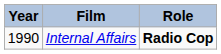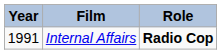(23, 38) 1990 -> (23, 38) 1991
